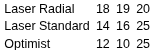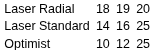(103, 43) 12 -> (103, 43) 10
(123, 43) 10 -> (123, 43) 12
